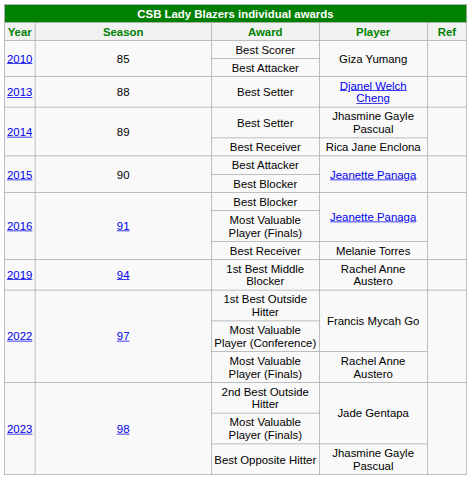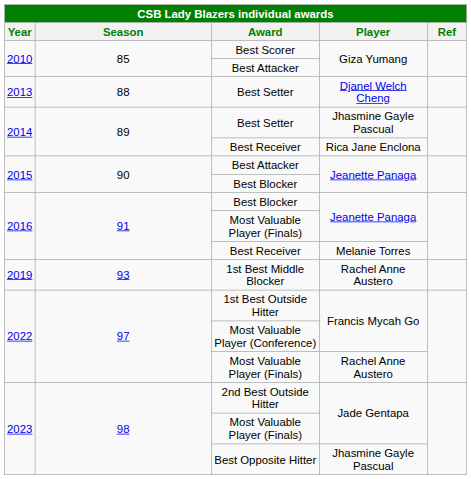(123, 275) 94 -> (123, 275) 93
